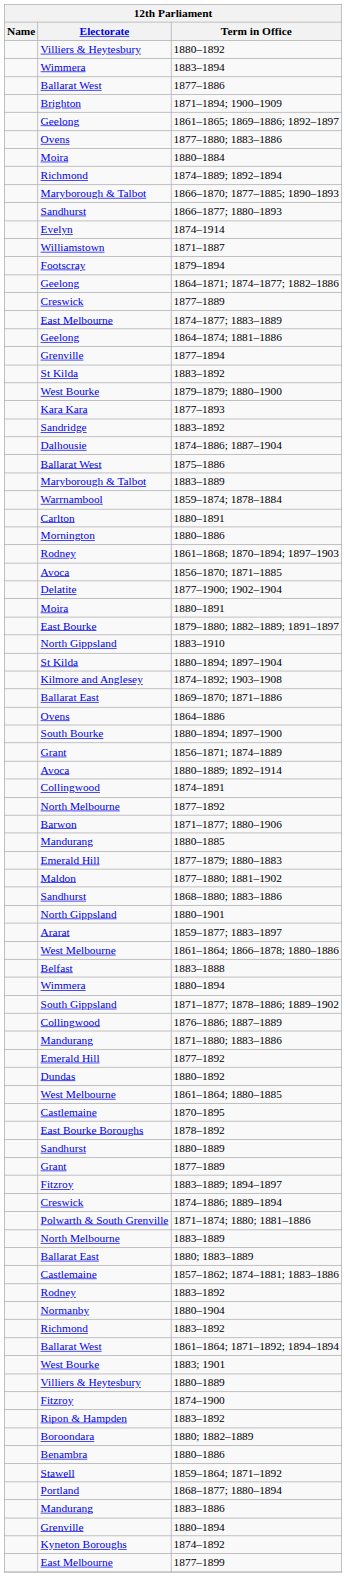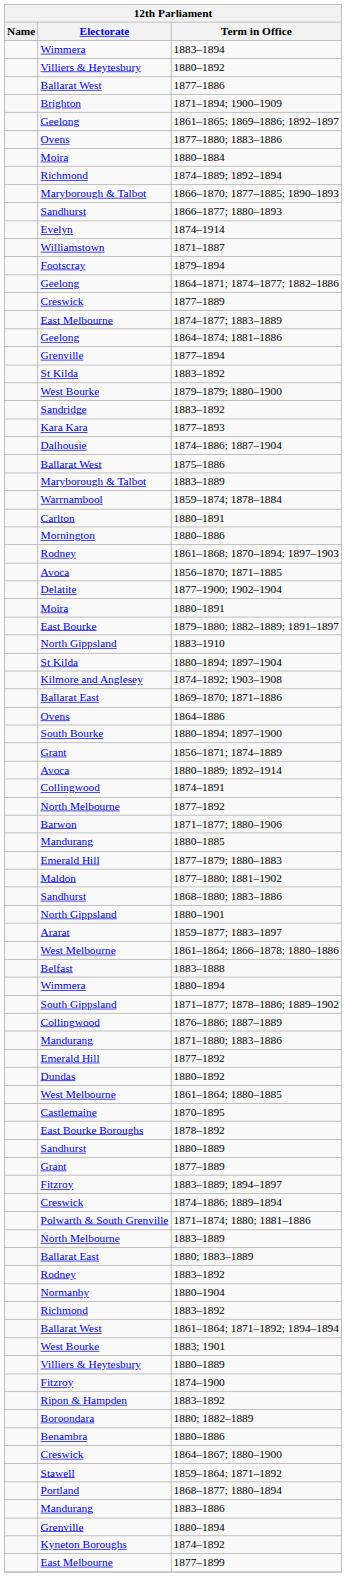rows swapped: (91, 49) <-> (63, 67)
rows swapped: (64, 427) <-> (64, 409)
- row: (69, 1274)
+ row: (62, 1454)
